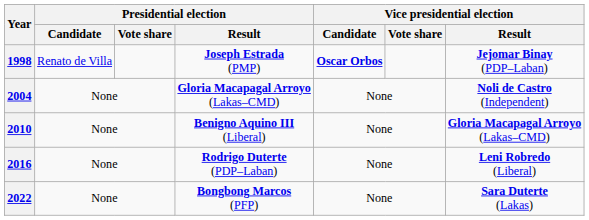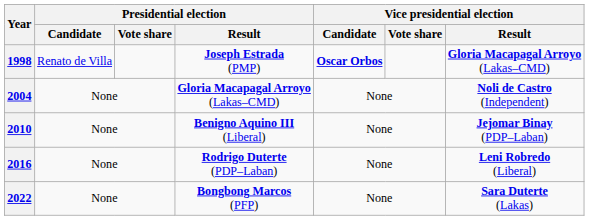(515, 61) Jejomar Binay (PDP–Laban) -> (515, 61) Gloria Macapagal Arroyo (Lakas–CMD)
(515, 130) Gloria Macapagal Arroyo (Lakas–CMD) -> (515, 130) Jejomar Binay (PDP–Laban)
